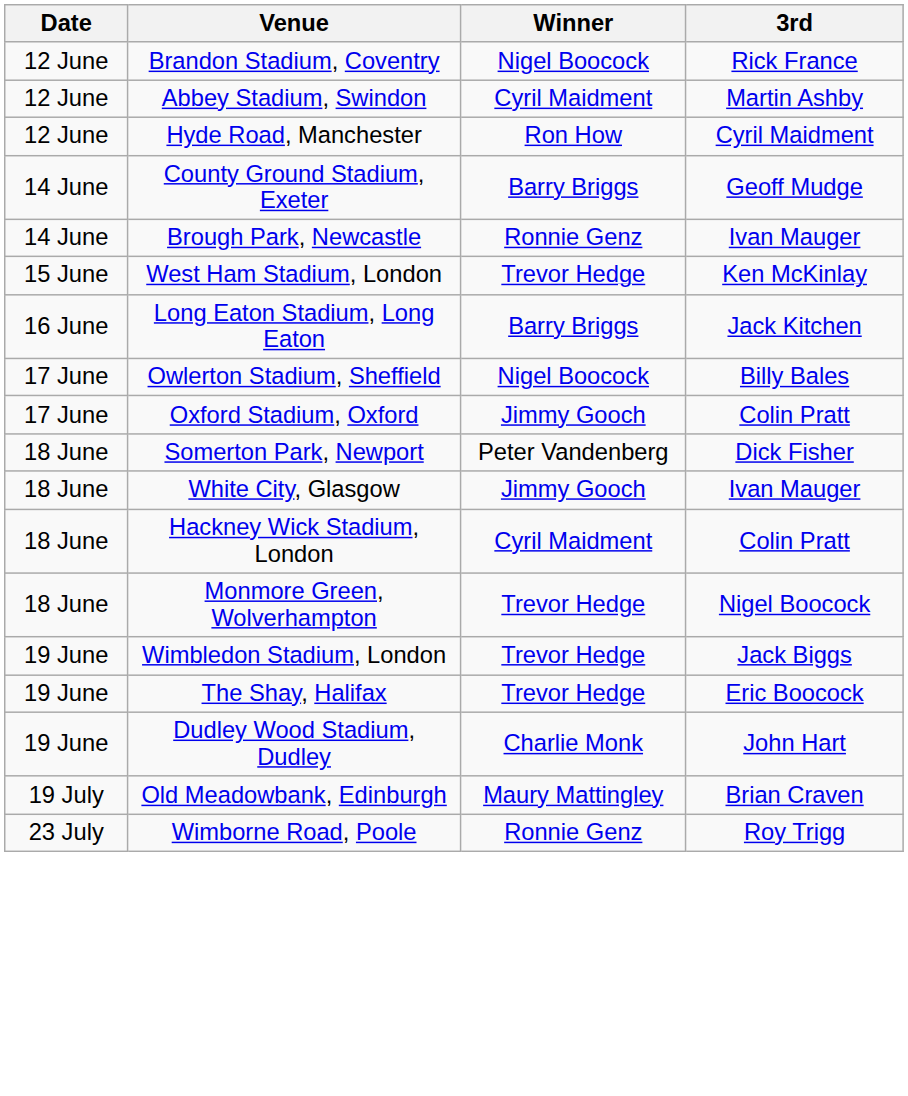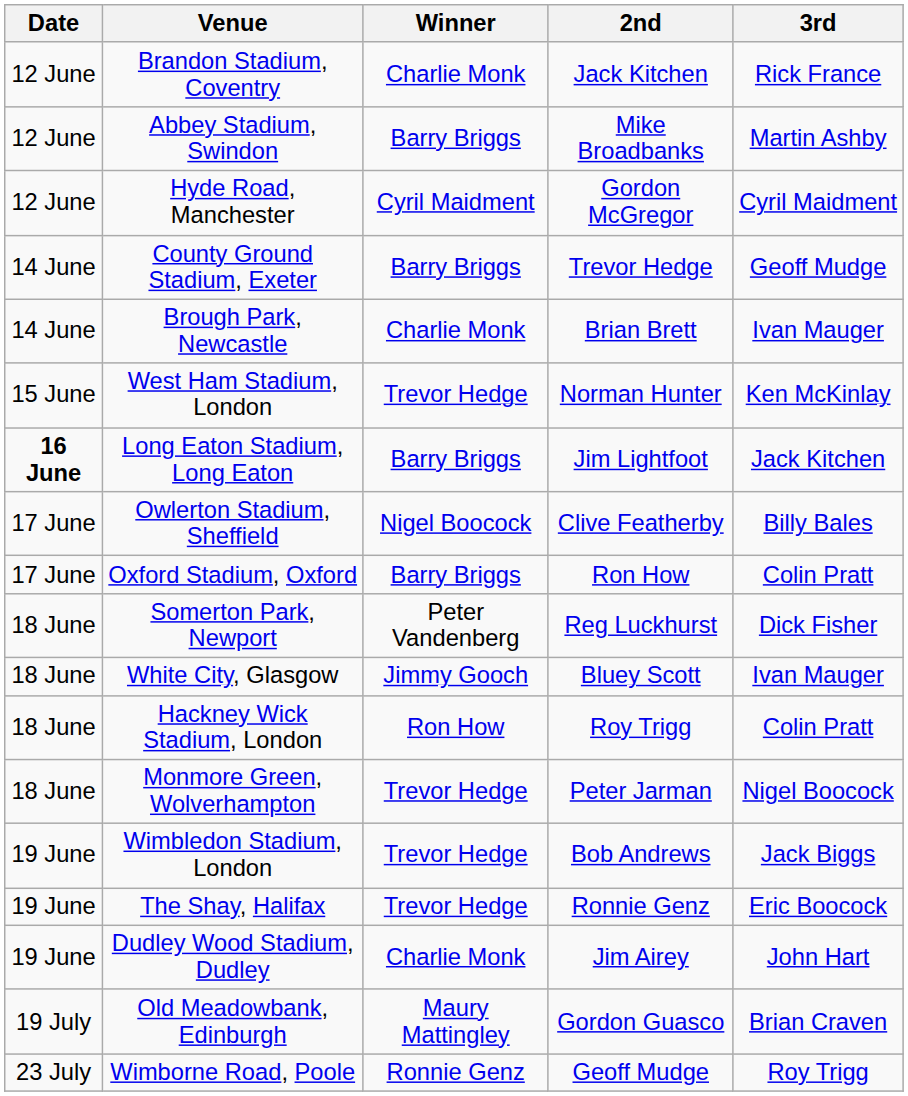+ column: (641, 23)
(573, 60) Nigel Boocock -> (456, 74) Charlie Monk
(573, 98) Cyril Maidment -> (456, 138) Barry Briggs
(573, 135) Ron How -> (456, 202) Cyril Maidment
(573, 237) Ronnie Genz -> (456, 330) Charlie Monk
(66, 326) normal -> (54, 459) bold
(573, 414) Jimmy Gooch -> (456, 574) Barry Briggs
(573, 540) Cyril Maidment -> (456, 727) Ron How
